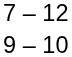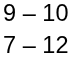rows swapped: (36, 13) <-> (36, 45)
